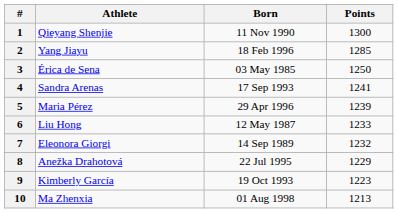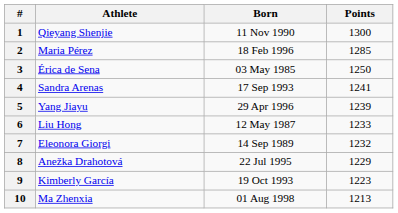(63, 51) Yang Jiayu -> (65, 51) Maria Pérez
(65, 106) Maria Pérez -> (63, 106) Yang Jiayu
